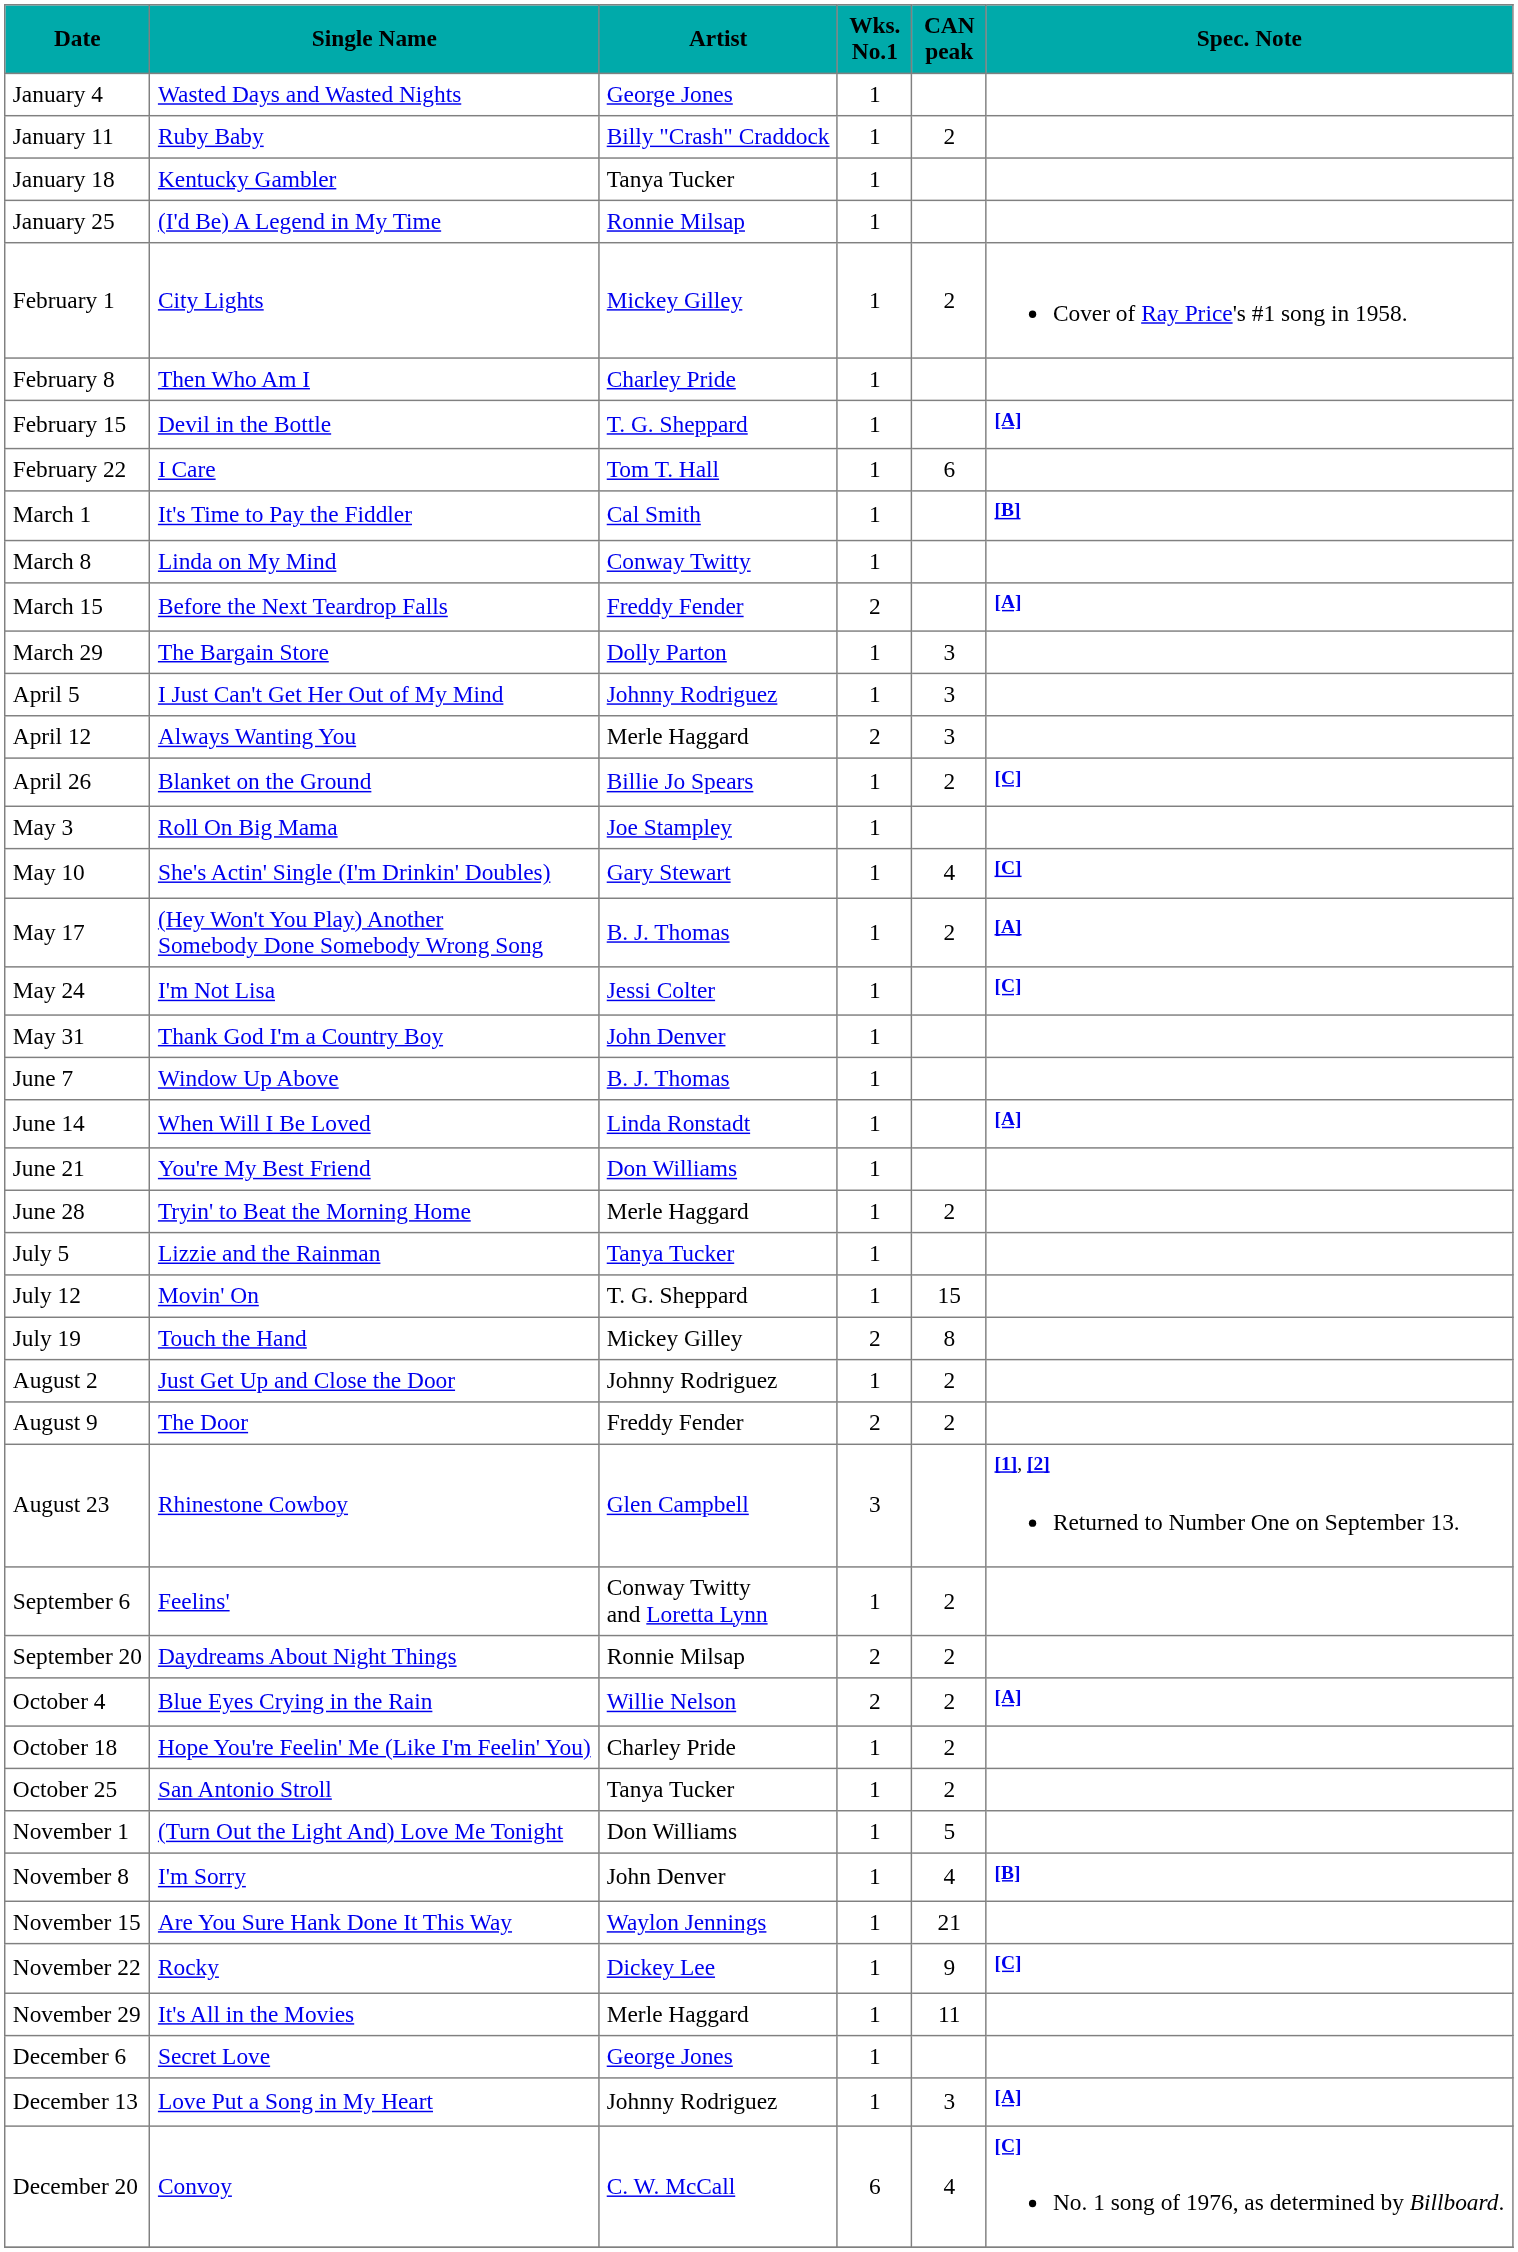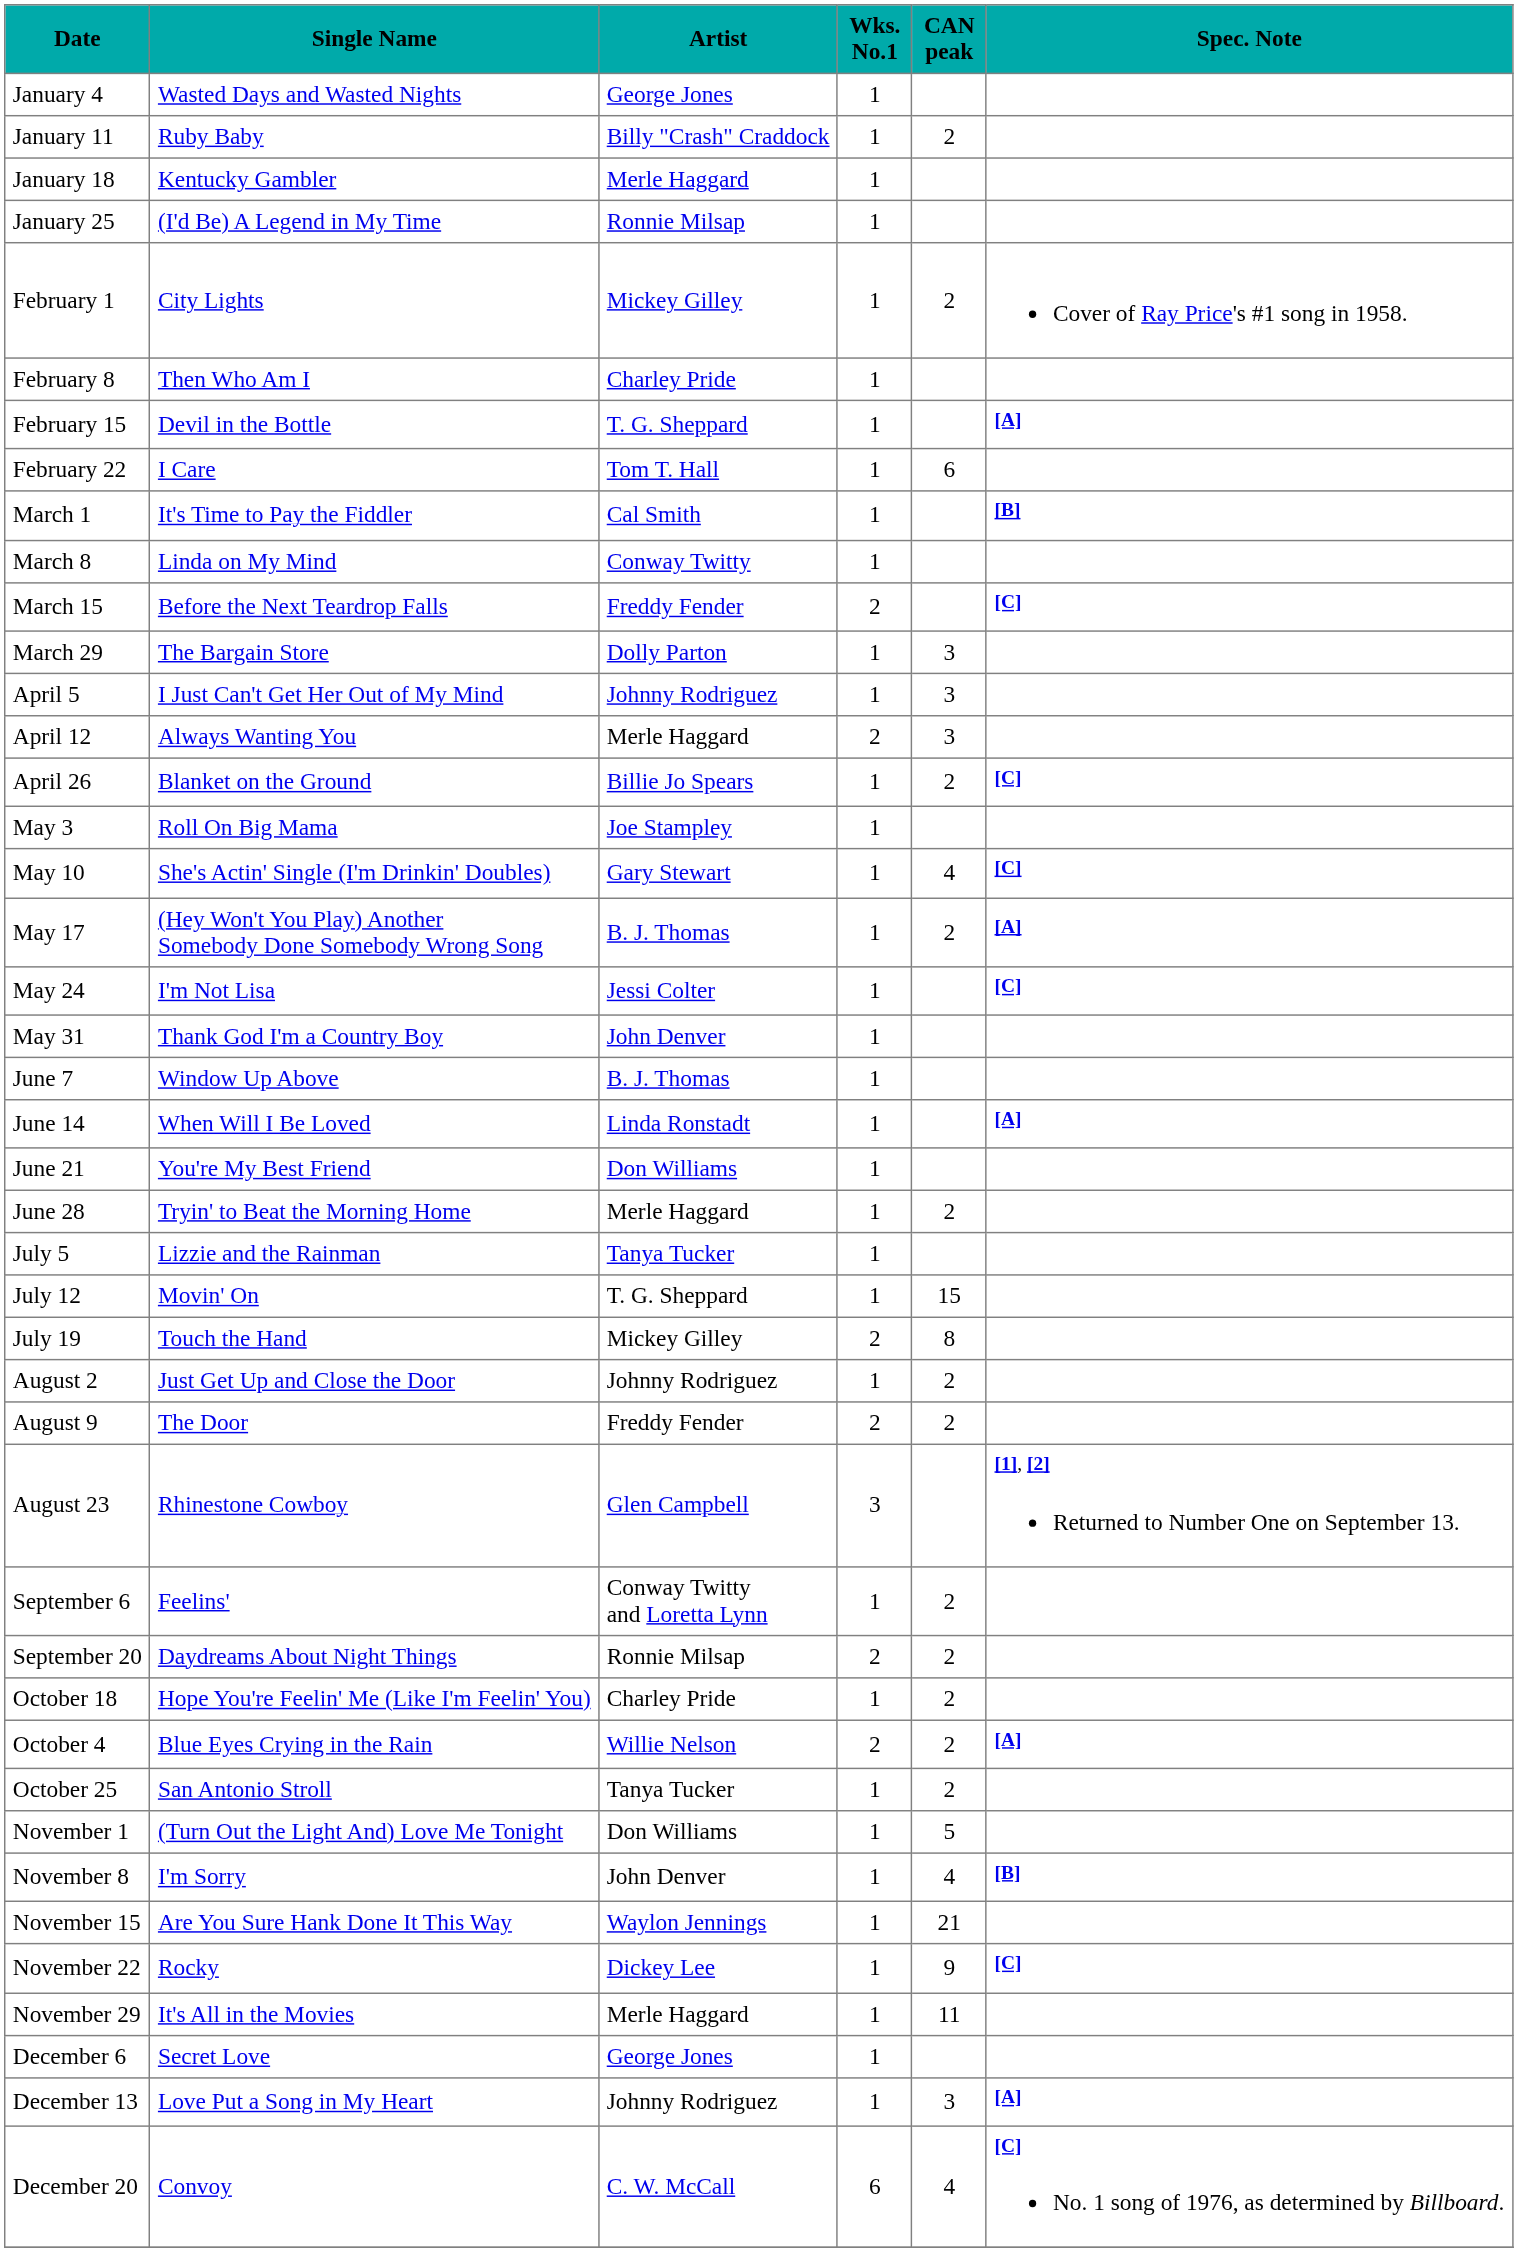(670, 178) Tanya Tucker -> (678, 178) Merle Haggard
(1008, 601) [A] -> (1008, 601) [C]
rows swapped: (59, 1701) <-> (65, 1746)
